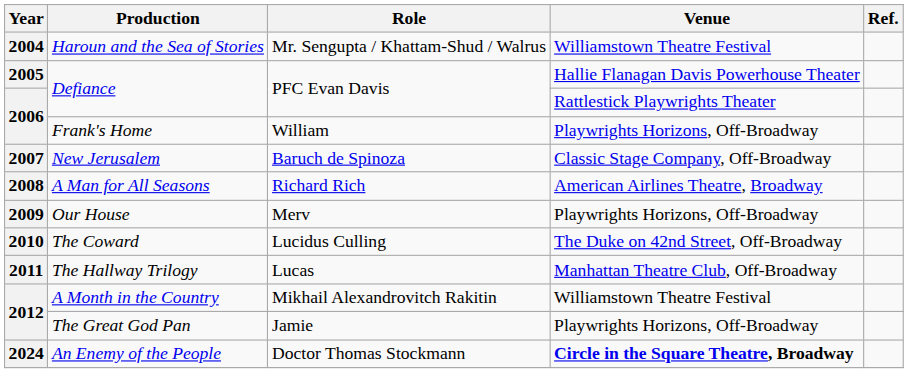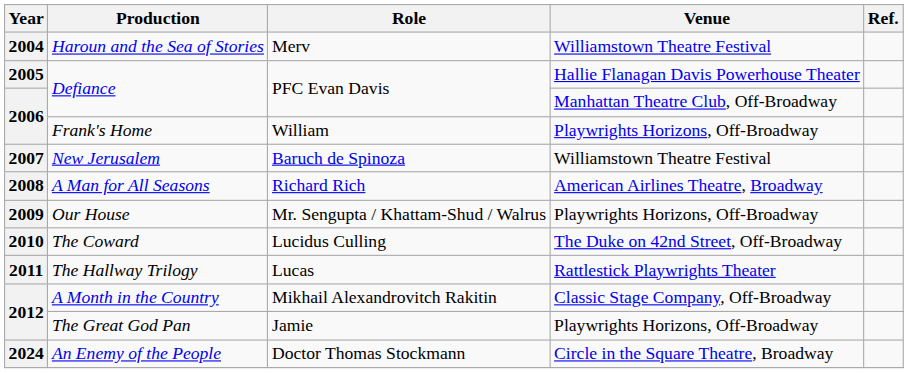(409, 46) Mr. Sengupta / Khattam-Shud / Walrus -> (291, 46) Merv
(665, 102) Rattlestick Playwrights Theater -> (696, 102) Manhattan Theatre Club, Off-Broadway
(693, 158) Classic Stage Company, Off-Broadway -> (663, 158) Williamstown Theatre Festival
(291, 213) Merv -> (409, 213) Mr. Sengupta / Khattam-Shud / Walrus
(696, 269) Manhattan Theatre Club, Off-Broadway -> (665, 269) Rattlestick Playwrights Theater
(663, 297) Williamstown Theatre Festival -> (693, 297) Classic Stage Company, Off-Broadway
(704, 353) bold -> (694, 353) normal
